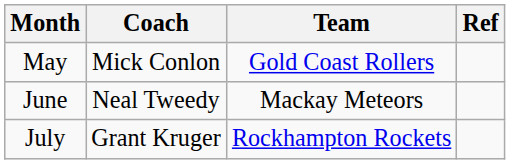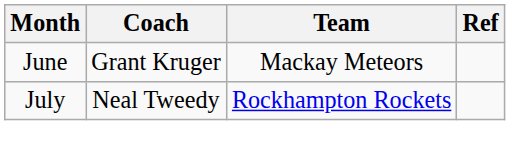- row: (45, 61)
(156, 100) Neal Tweedy -> (156, 61) Grant Kruger
(156, 138) Grant Kruger -> (156, 100) Neal Tweedy
